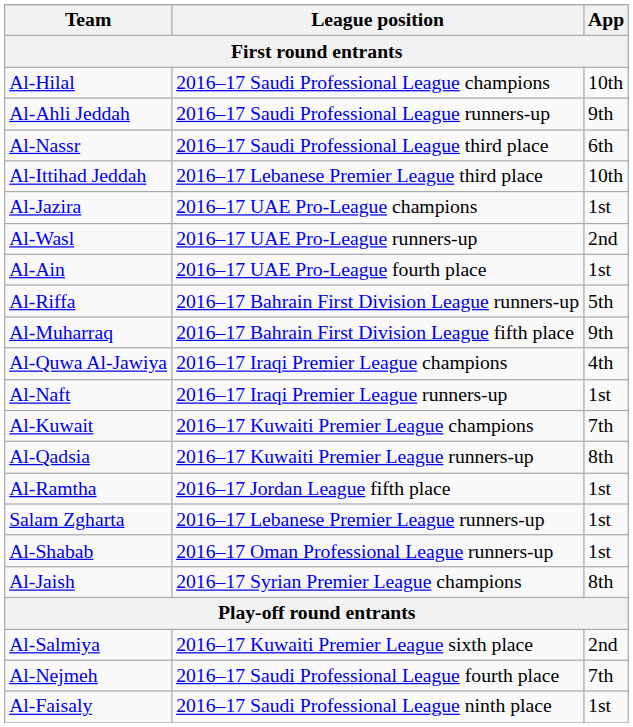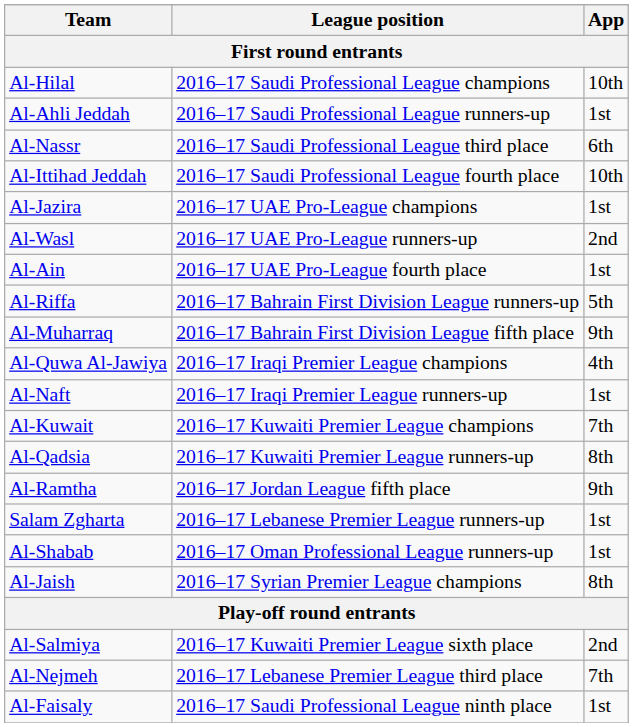(601, 113) 9th -> (600, 113) 1st
(360, 176) 2016–17 Lebanese Premier League third place -> (368, 176) 2016–17 Saudi Professional League fourth place
(600, 488) 1st -> (601, 488) 9th
(368, 675) 2016–17 Saudi Professional League fourth place -> (360, 675) 2016–17 Lebanese Premier League third place
